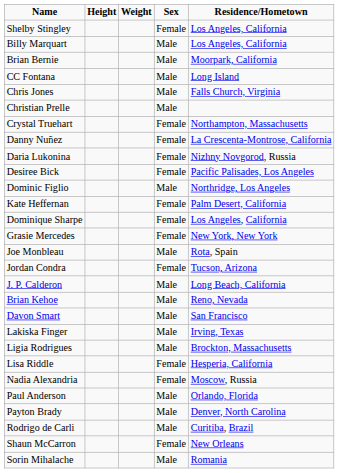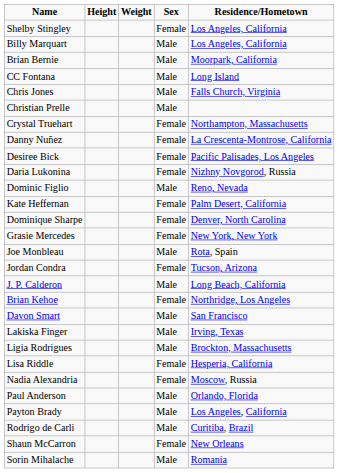rows swapped: (38, 156) <-> (33, 172)
(240, 188) Northridge, Los Angeles -> (219, 188) Reno, Nevada
(239, 220) Los Angeles, California -> (238, 220) Denver, North Carolina
(167, 300) Male -> (171, 300) Female
(219, 300) Reno, Nevada -> (240, 300) Northridge, Los Angeles
(238, 412) Denver, North Carolina -> (239, 412) Los Angeles, California
